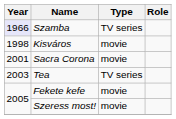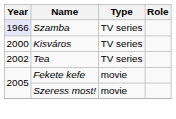(18, 43) 1998 -> (18, 43) 2000
(114, 43) movie -> (122, 43) TV series
- row: (64, 59)
(18, 75) 2003 -> (18, 59) 2002
